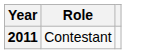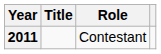+ column: (58, 15)
